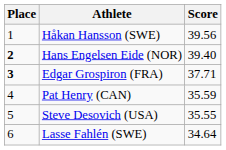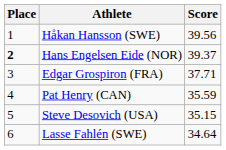(202, 54) 39.40 -> (202, 54) 39.37
(10, 74) bold -> (10, 74) normal
(202, 114) 35.55 -> (202, 114) 35.15
